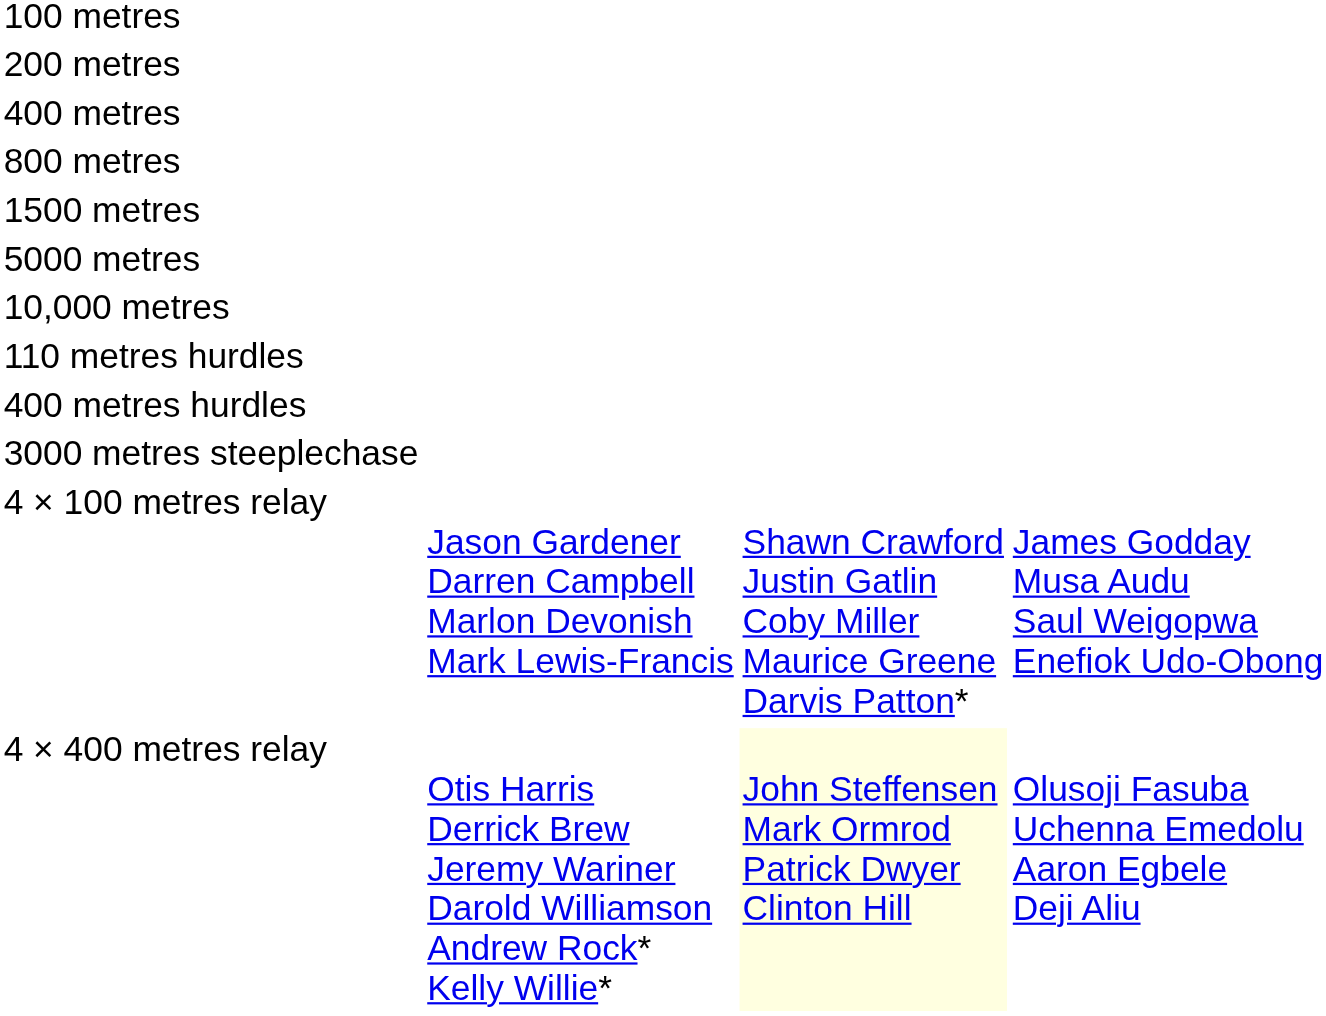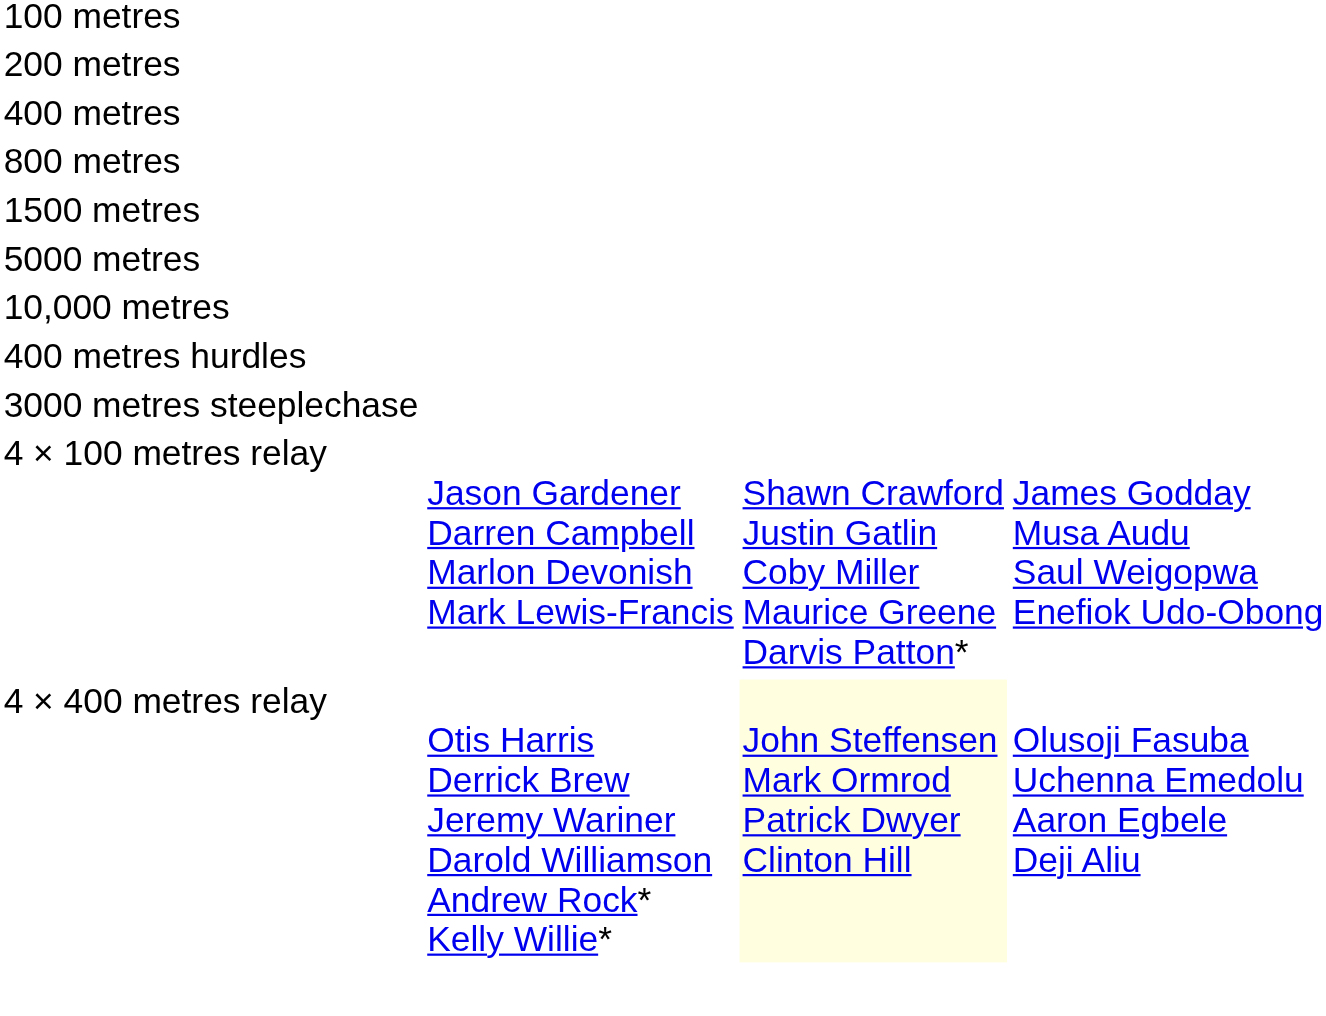- row: (154, 356)
